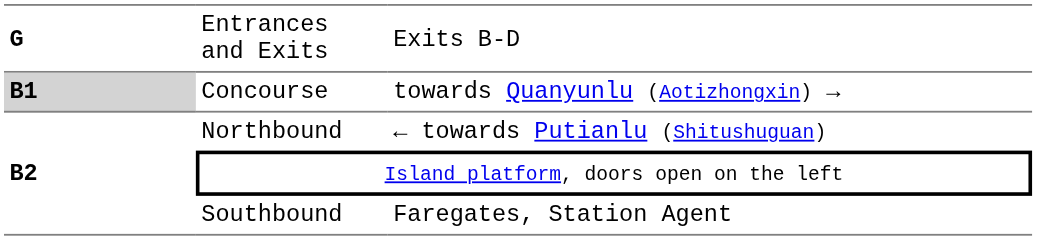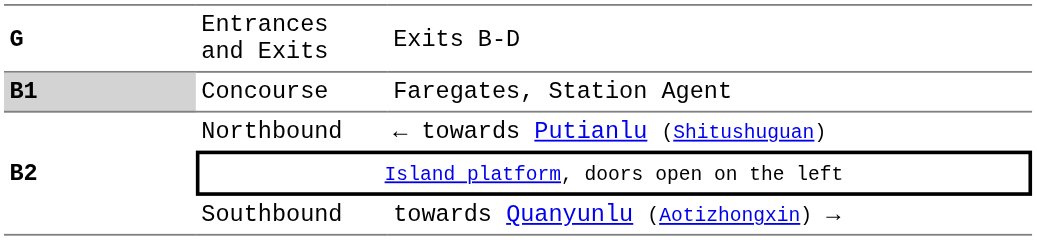(617, 92) towards Quanyunlu (Aotizhongxin) → -> (563, 92) Faregates, Station Agent
(563, 215) Faregates, Station Agent -> (617, 215) towards Quanyunlu (Aotizhongxin) →
